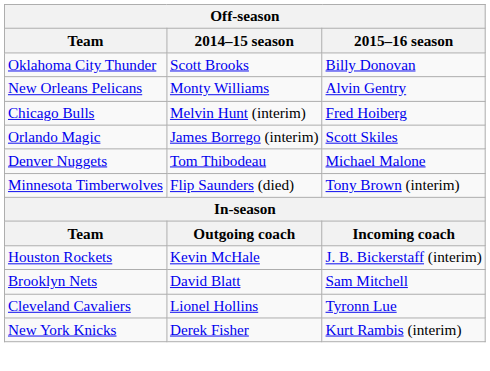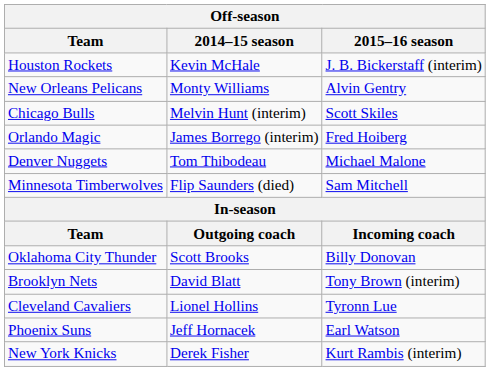rows swapped: (82, 64) <-> (60, 257)
(366, 112) Fred Hoiberg -> (362, 112) Scott Skiles
(362, 137) Scott Skiles -> (366, 137) Fred Hoiberg
(393, 185) Tony Brown (interim) -> (367, 185) Sam Mitchell
(367, 281) Sam Mitchell -> (393, 281) Tony Brown (interim)
+ row: (50, 329)
